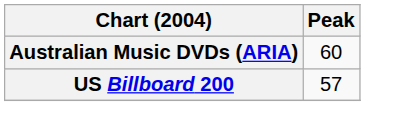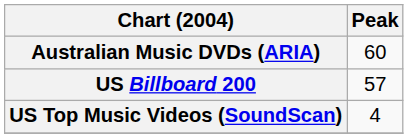+ row: (176, 116)
